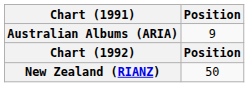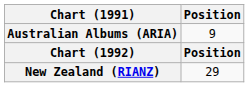(212, 72) 50 -> (212, 72) 29
